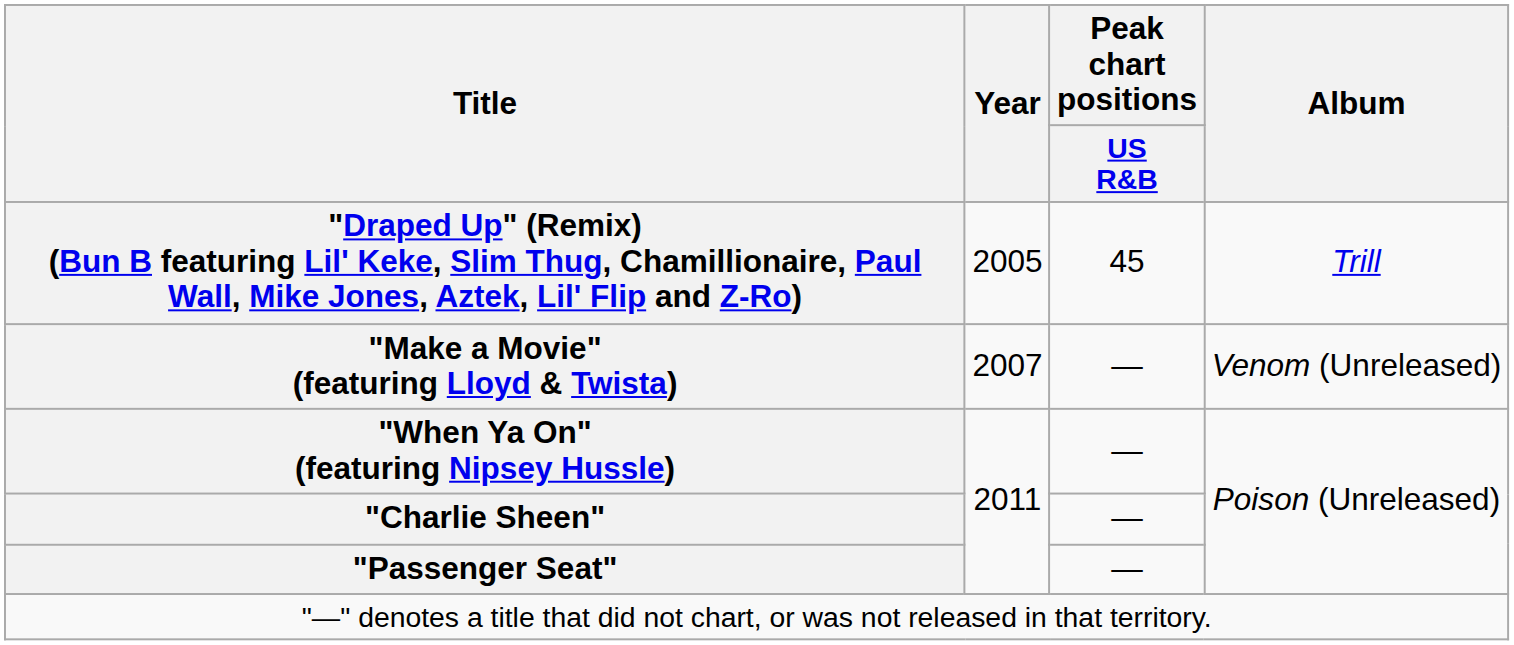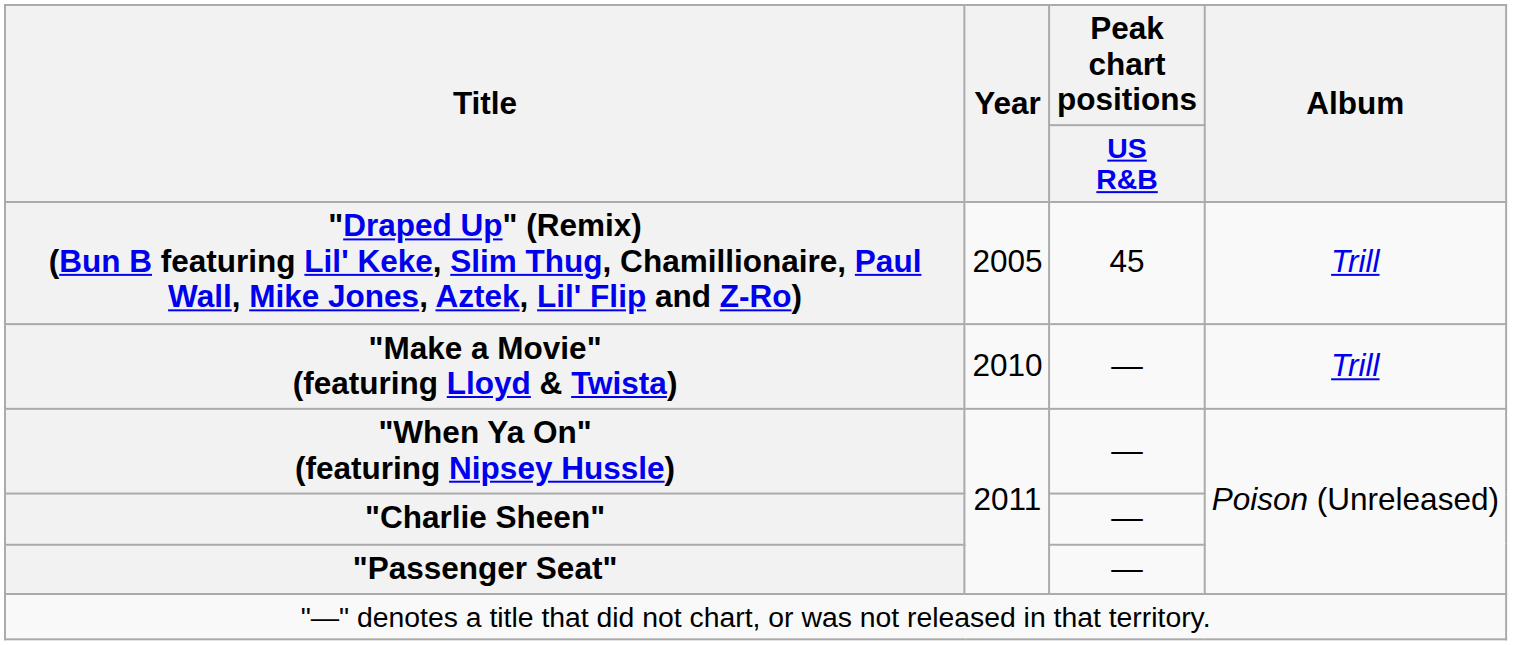(1007, 365) 2007 -> (1007, 365) 2010
(1356, 365) Venom (Unreleased) -> (1355, 365) Trill
